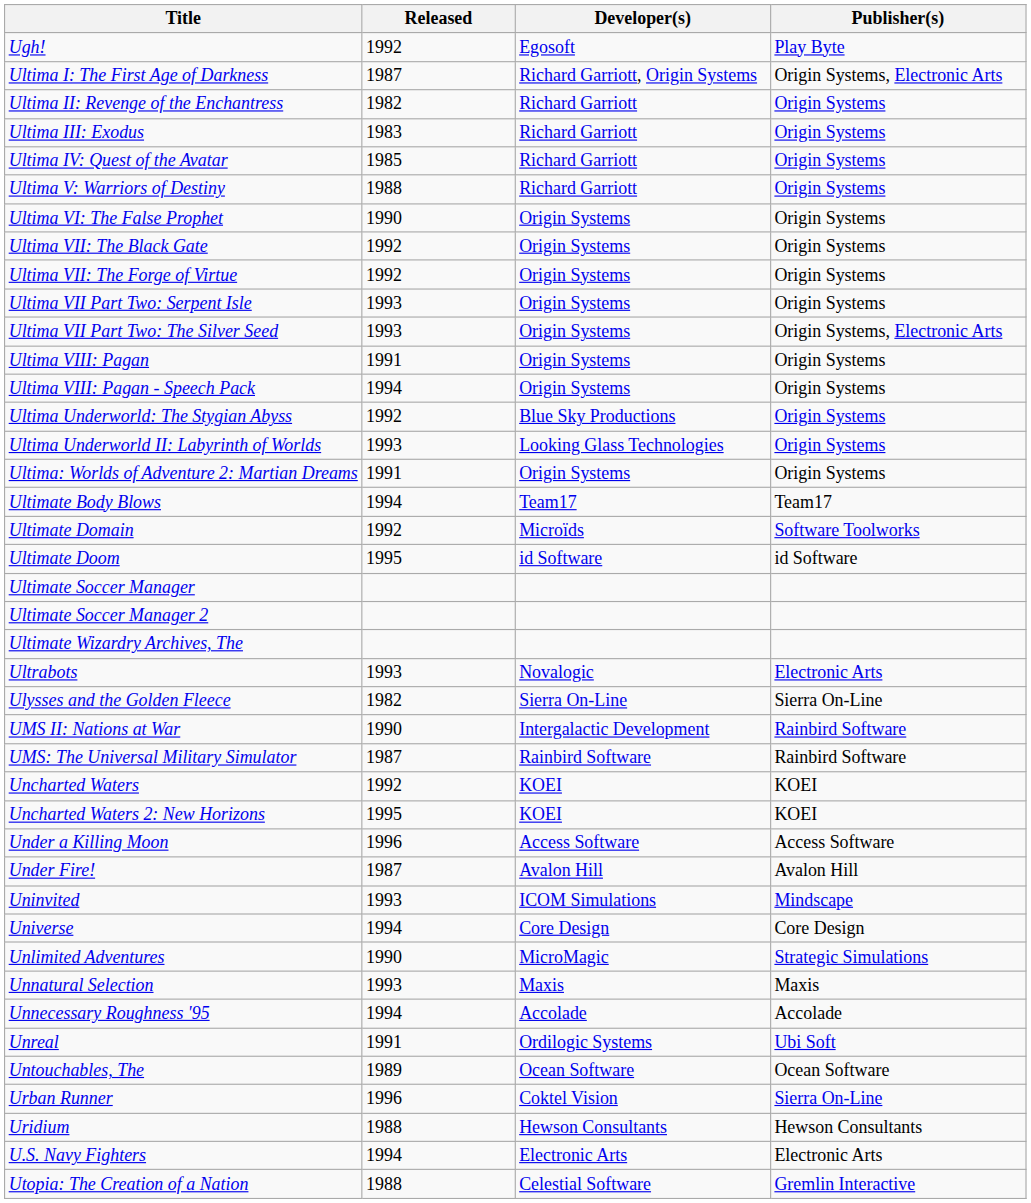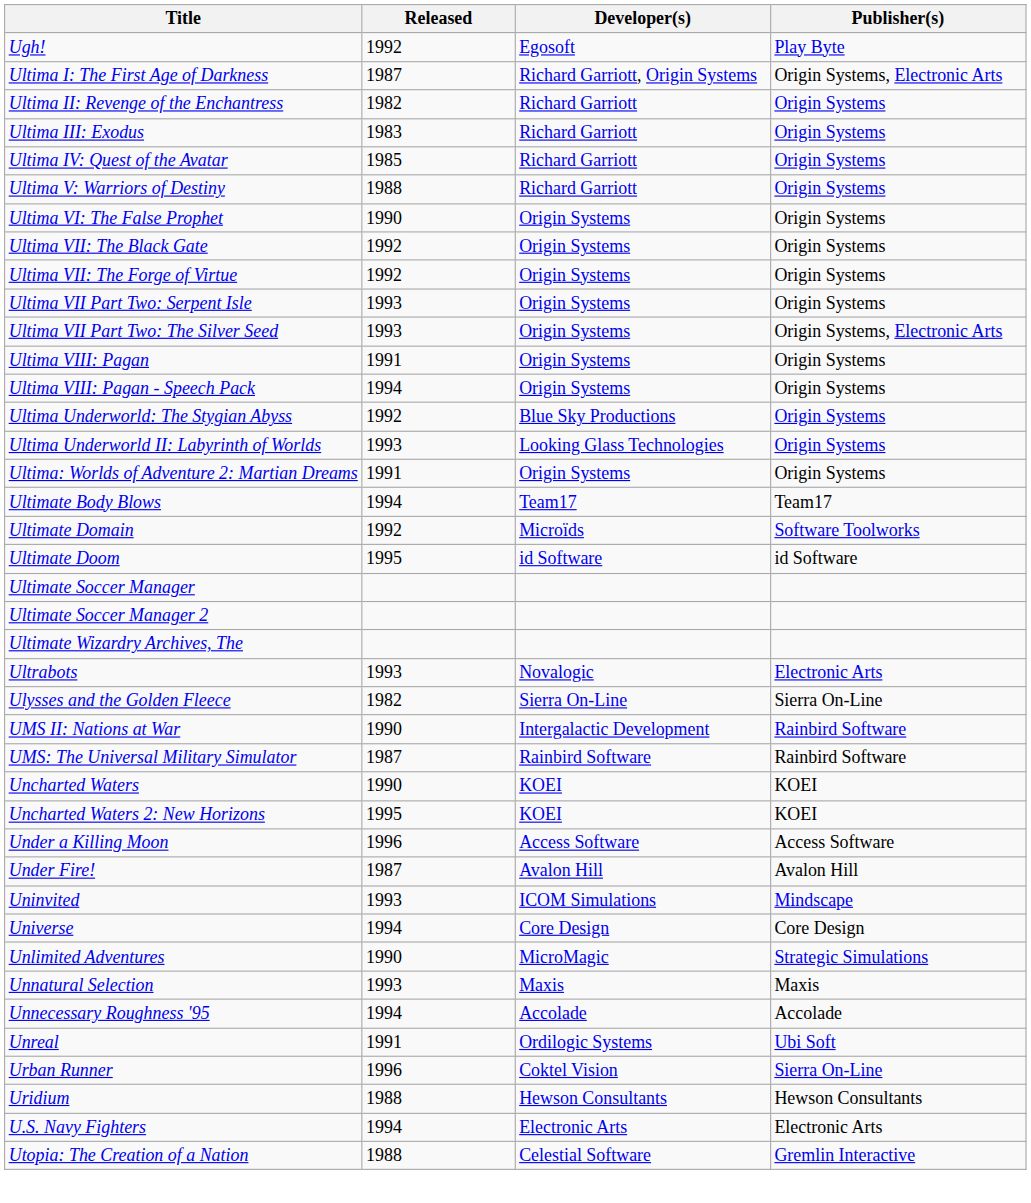(384, 786) 1992 -> (384, 786) 1990
- row: (76, 1070)
